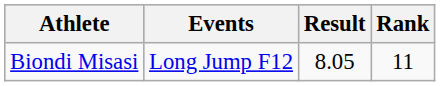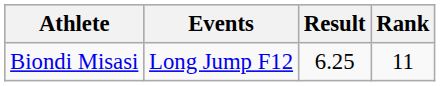(335, 61) 8.05 -> (335, 61) 6.25
